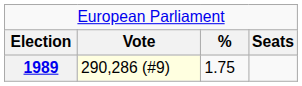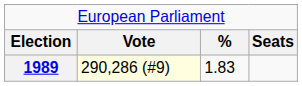(220, 67) 1.75 -> (220, 67) 1.83
